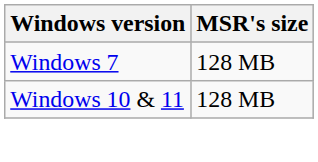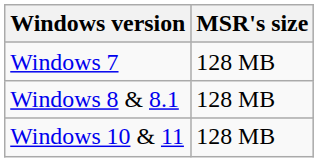+ row: (95, 99)
